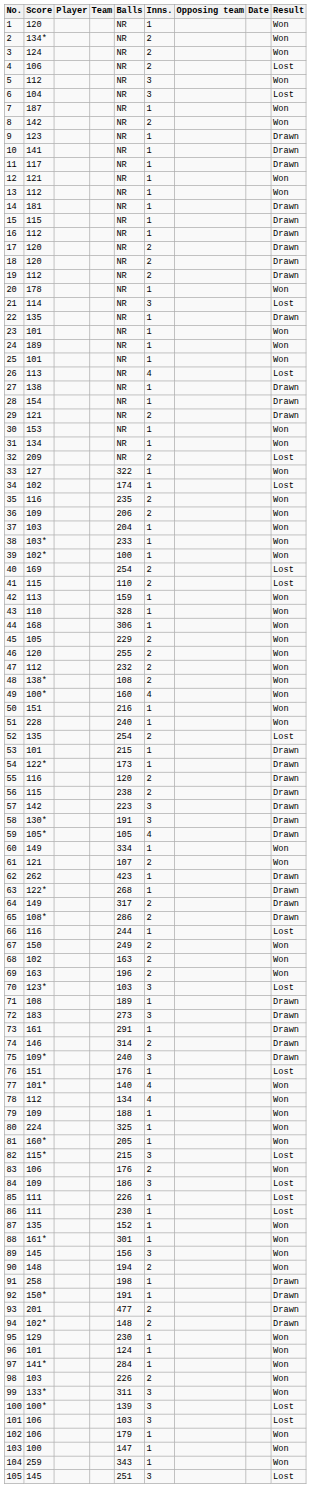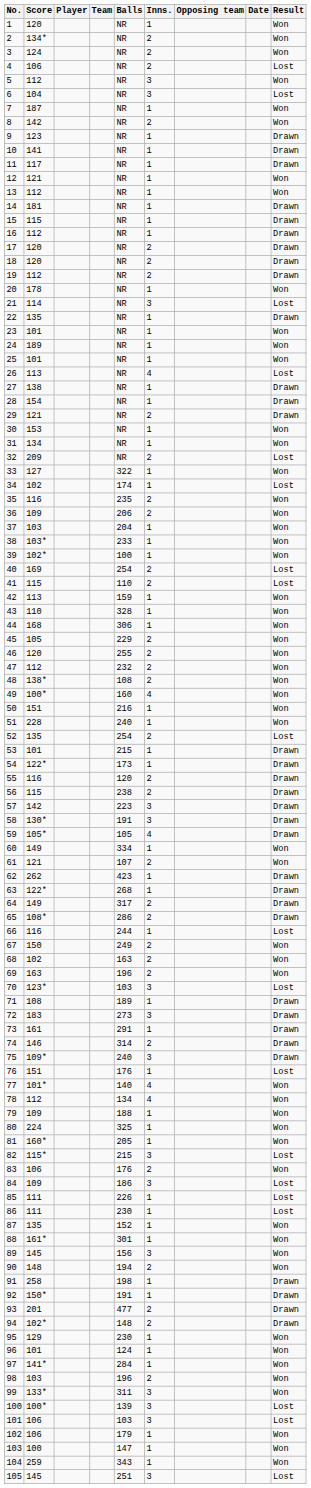(124, 1379) 226 -> (124, 1379) 196
